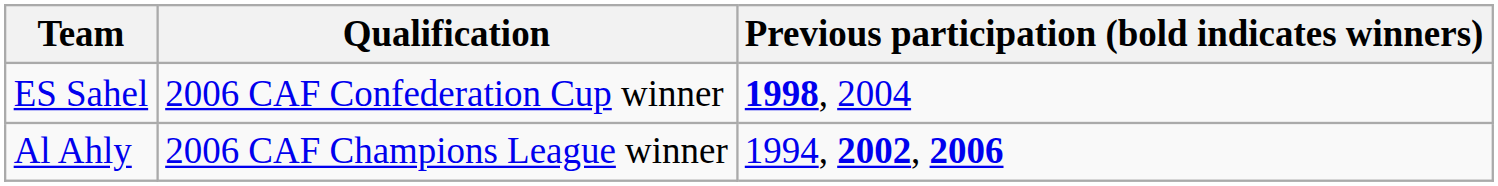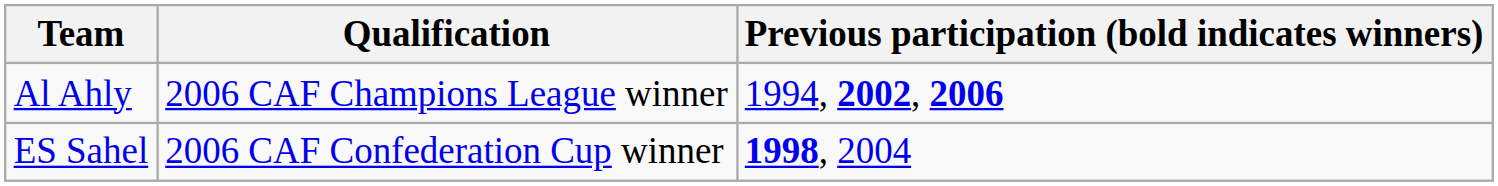rows swapped: (73, 151) <-> (81, 92)
